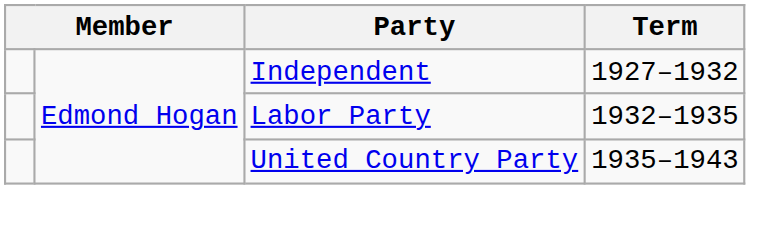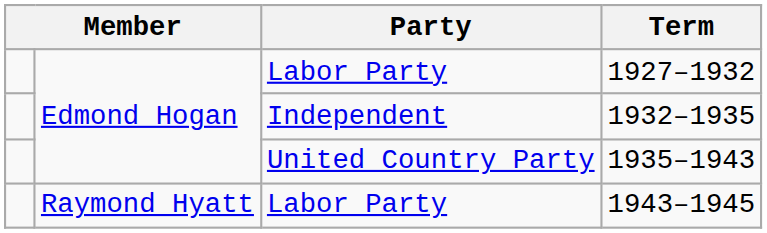(341, 72) Independent -> (357, 72) Labor Party
(341, 116) Labor Party -> (357, 116) Independent
+ row: (681, 205)
